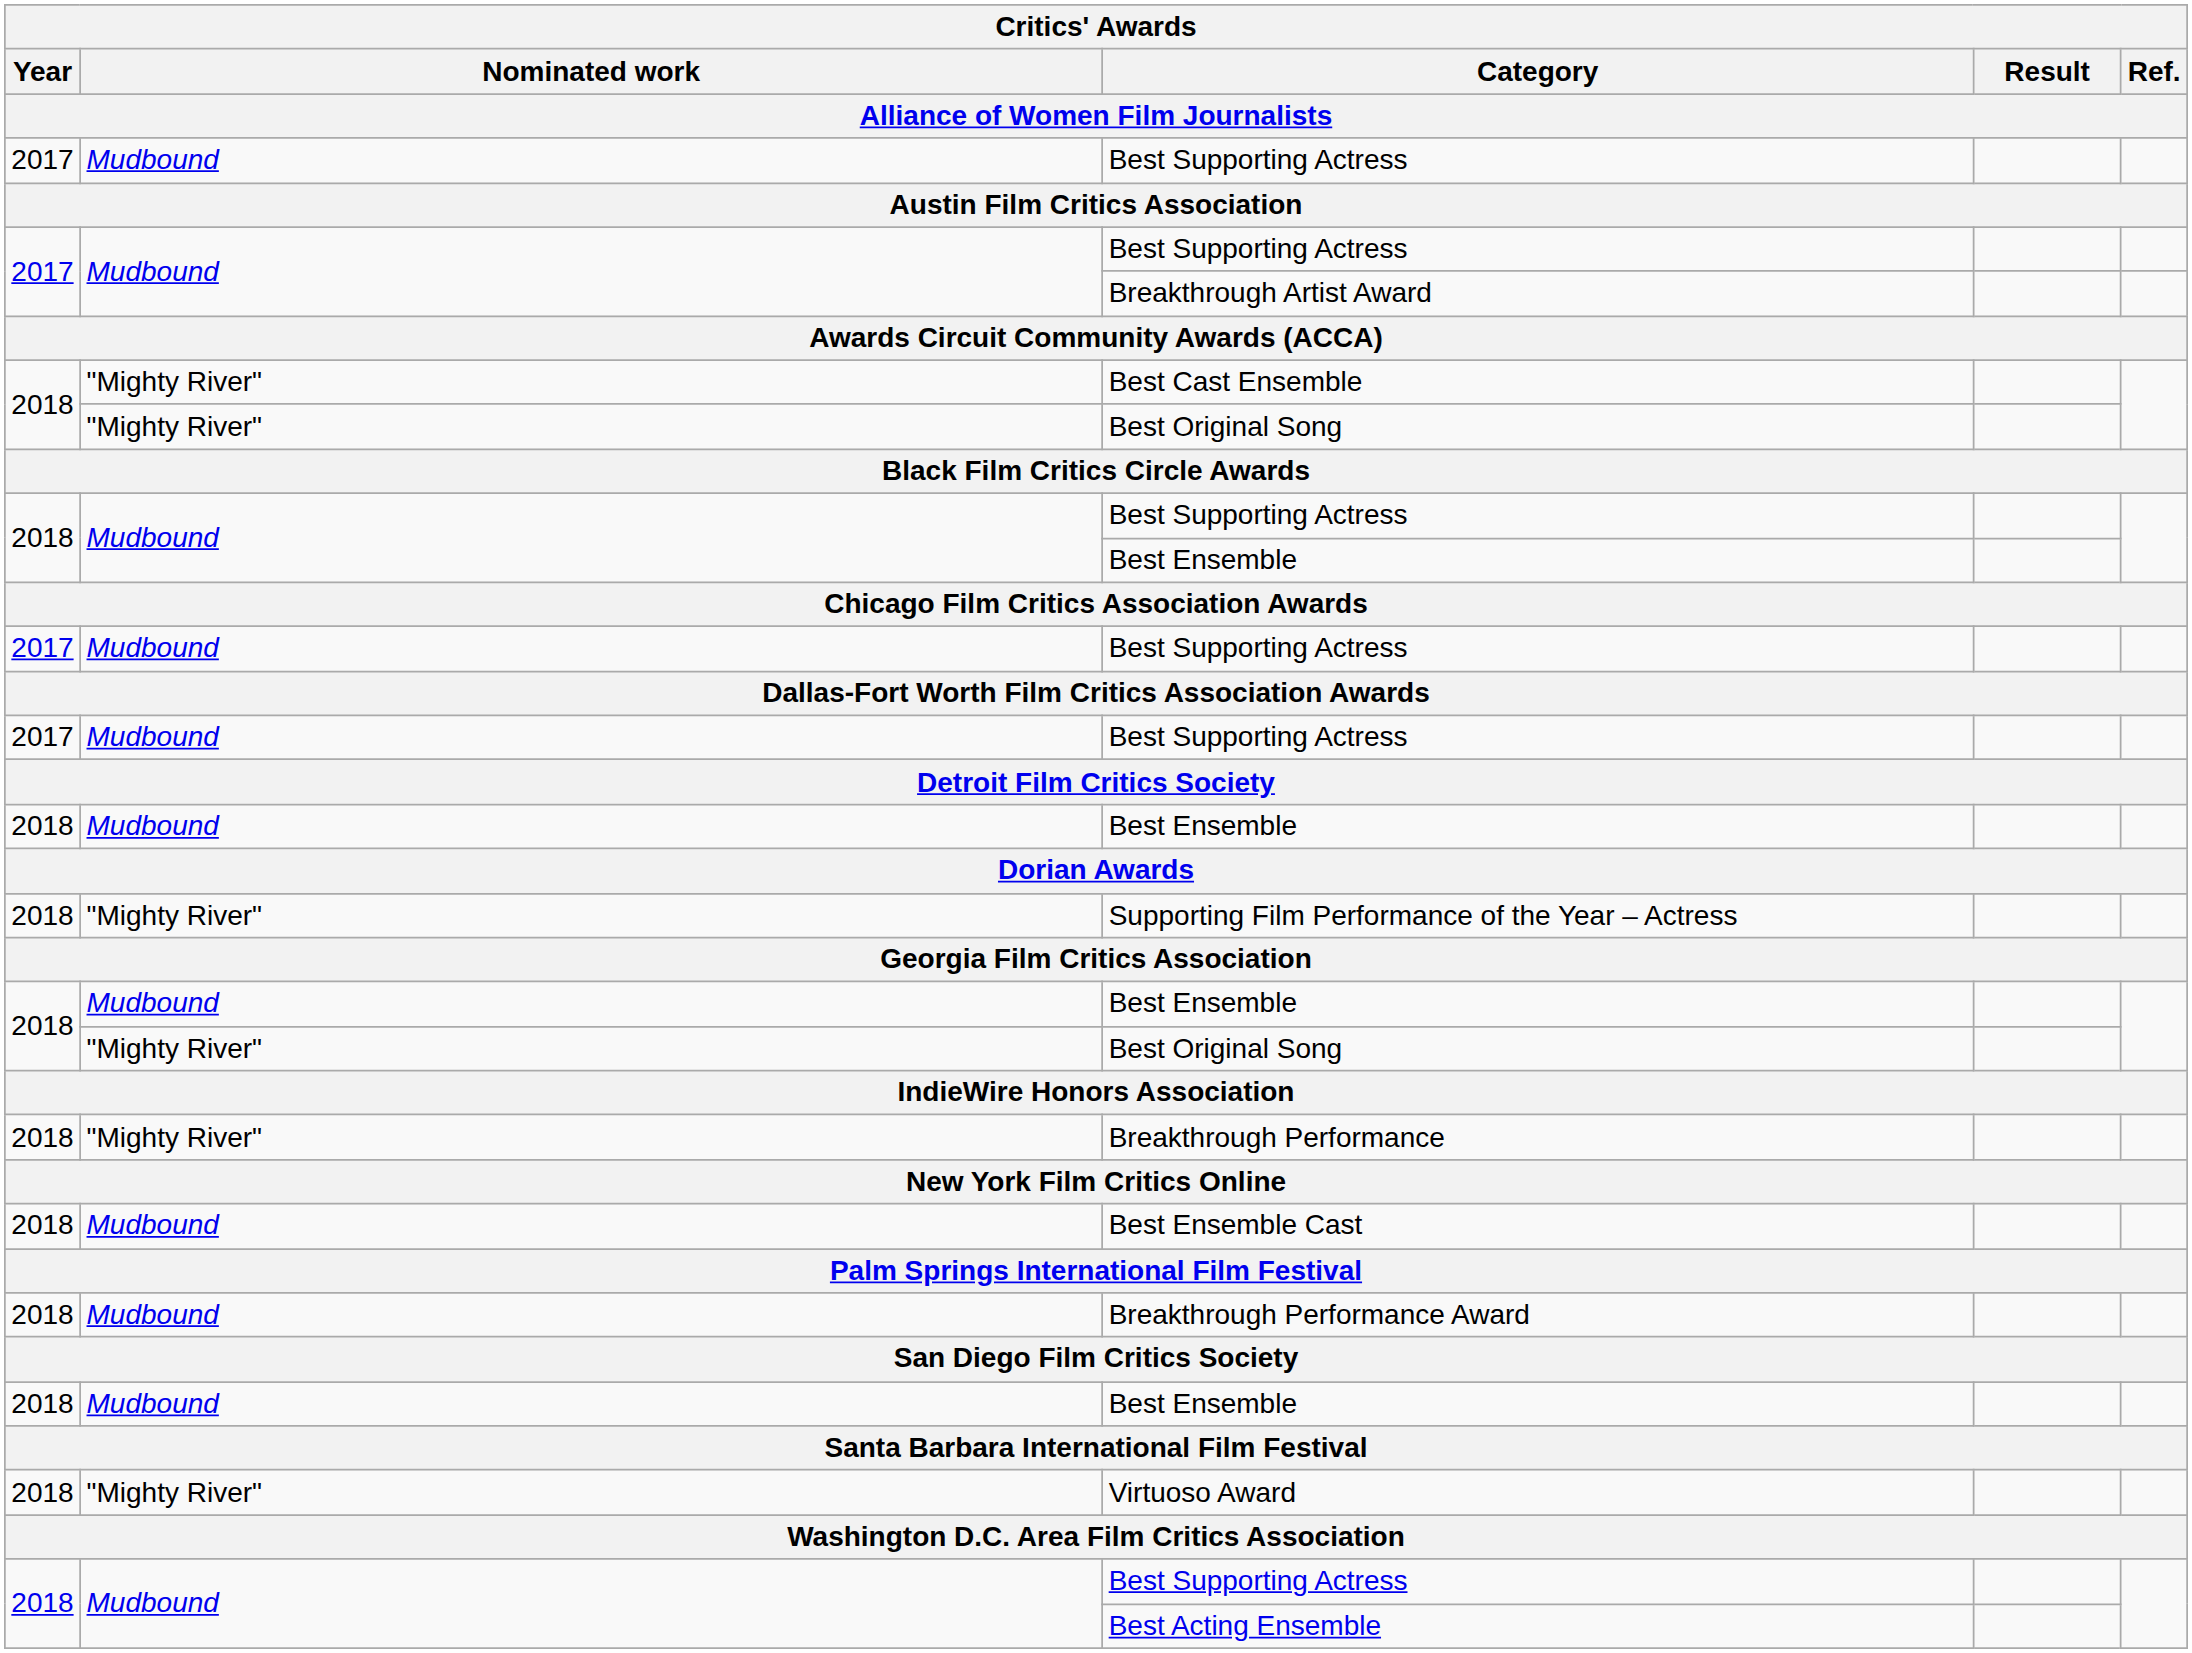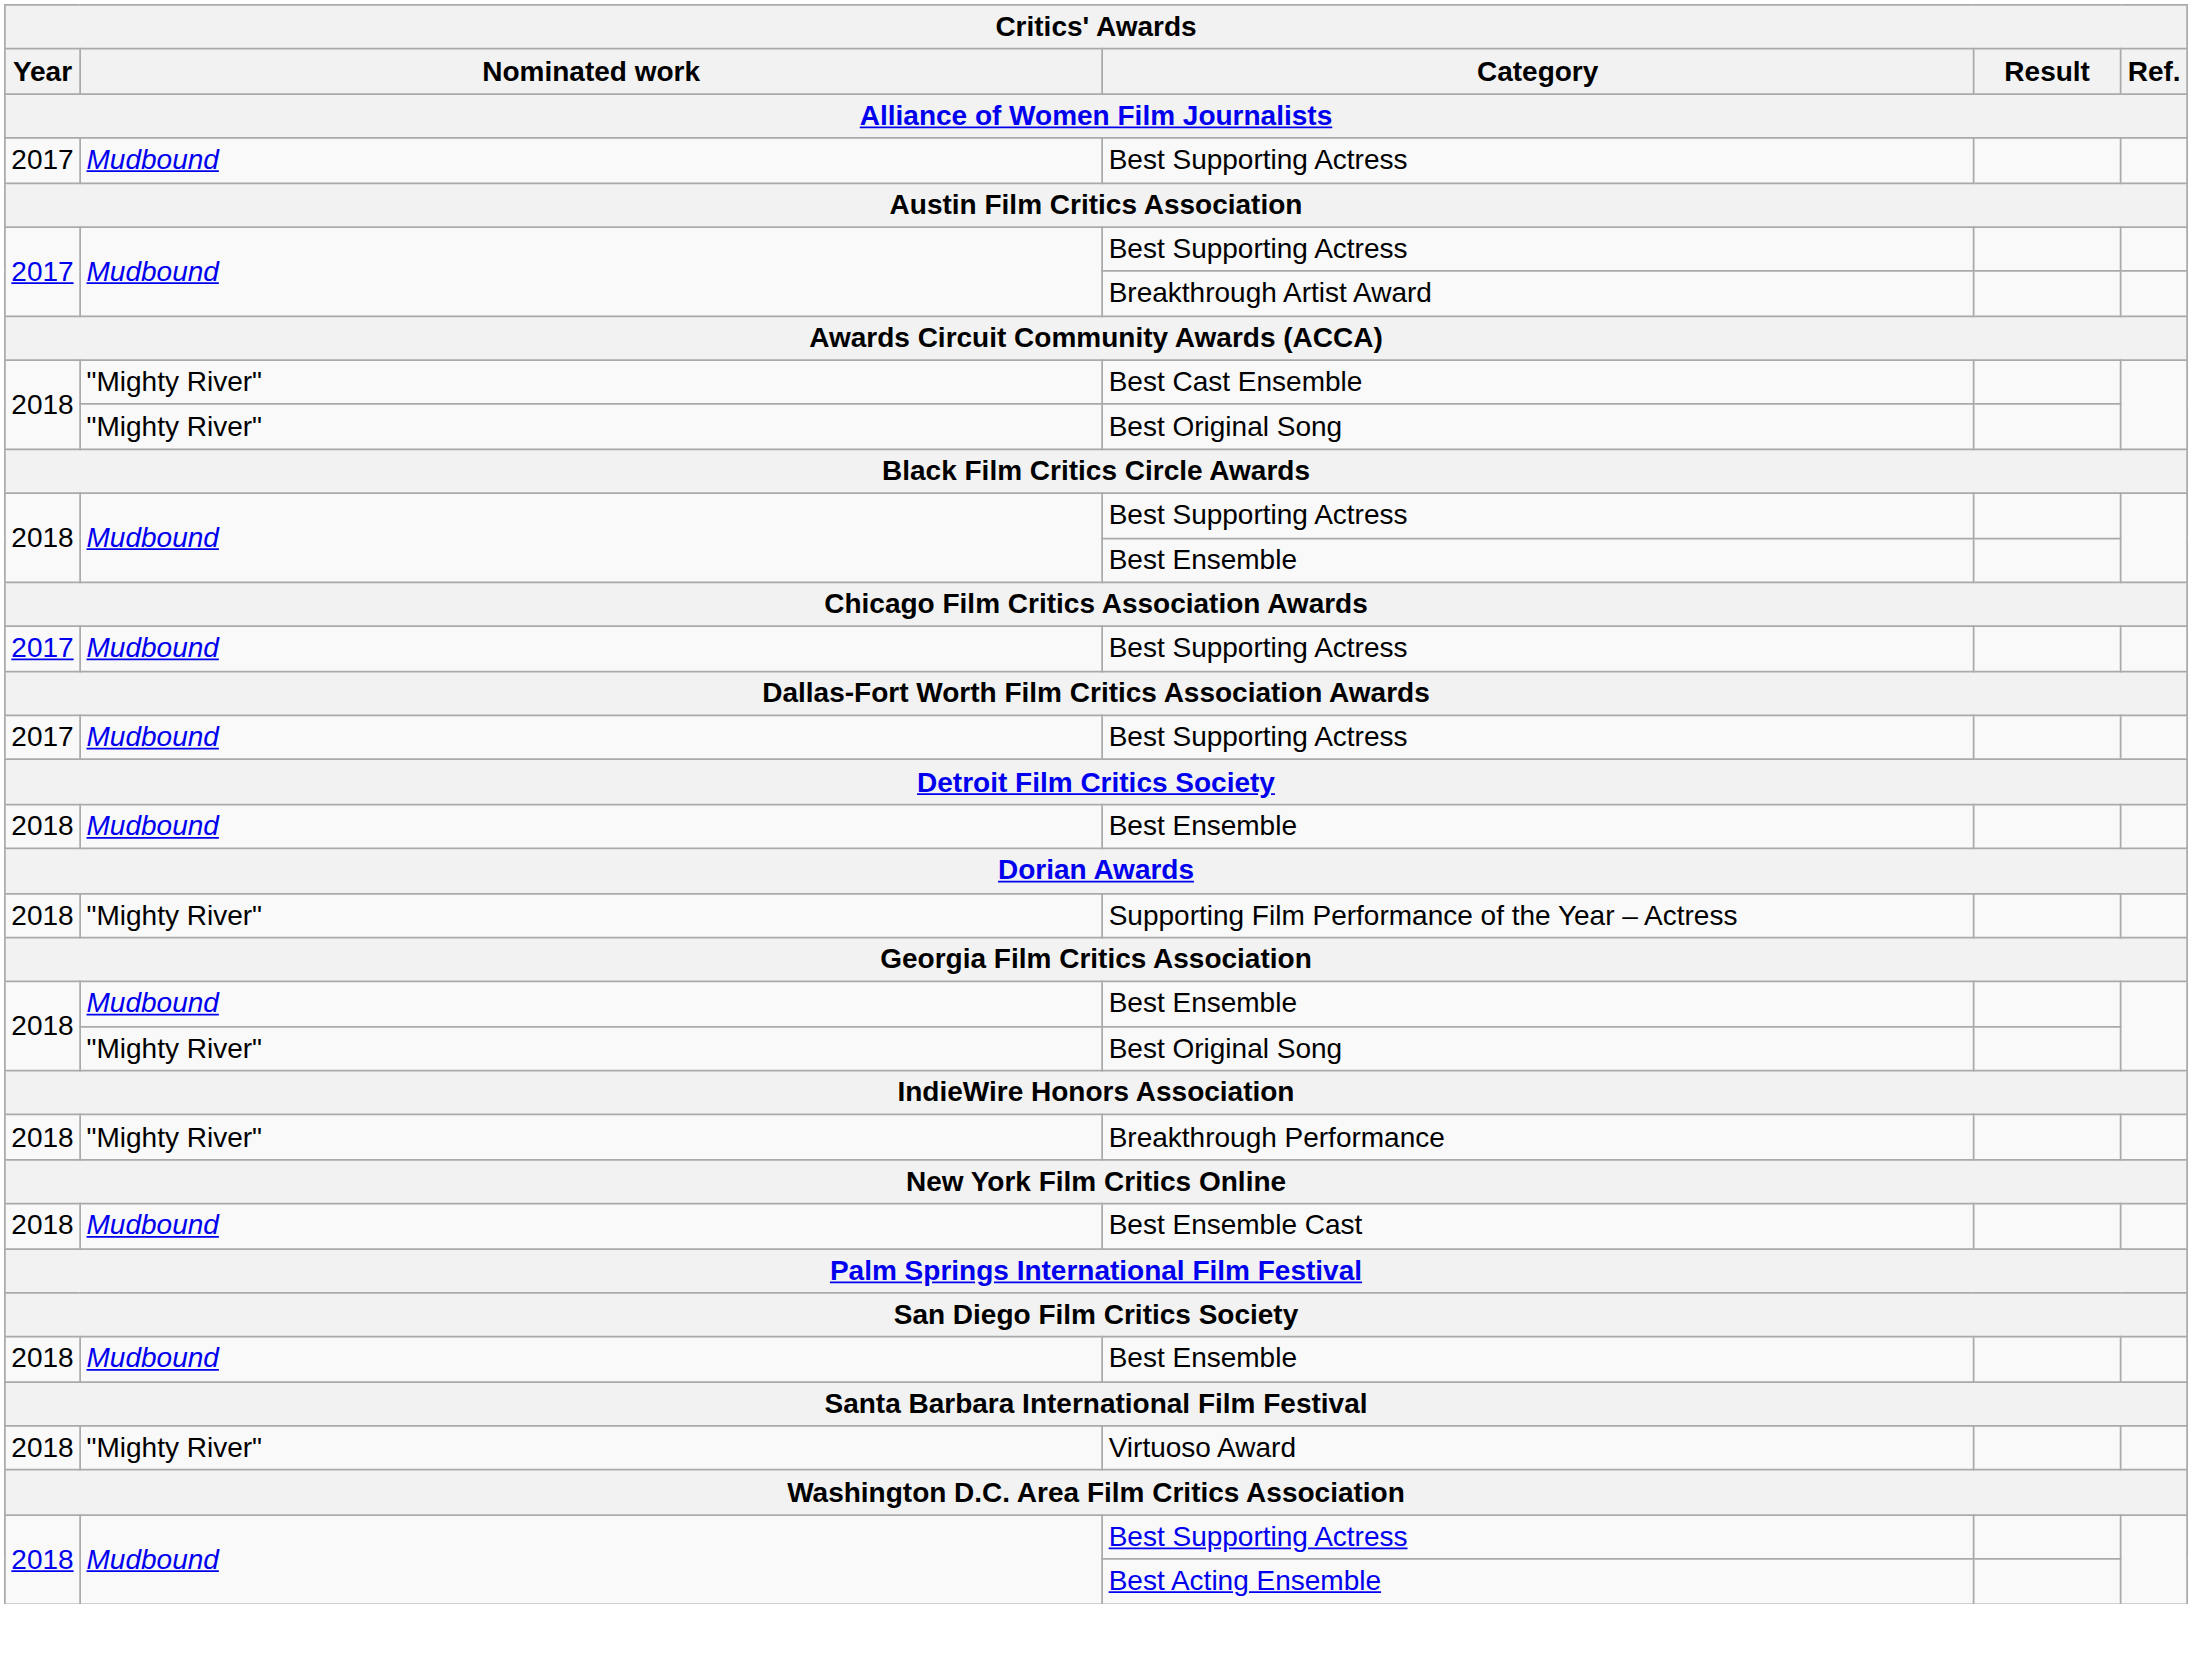- row: (42, 1314)
